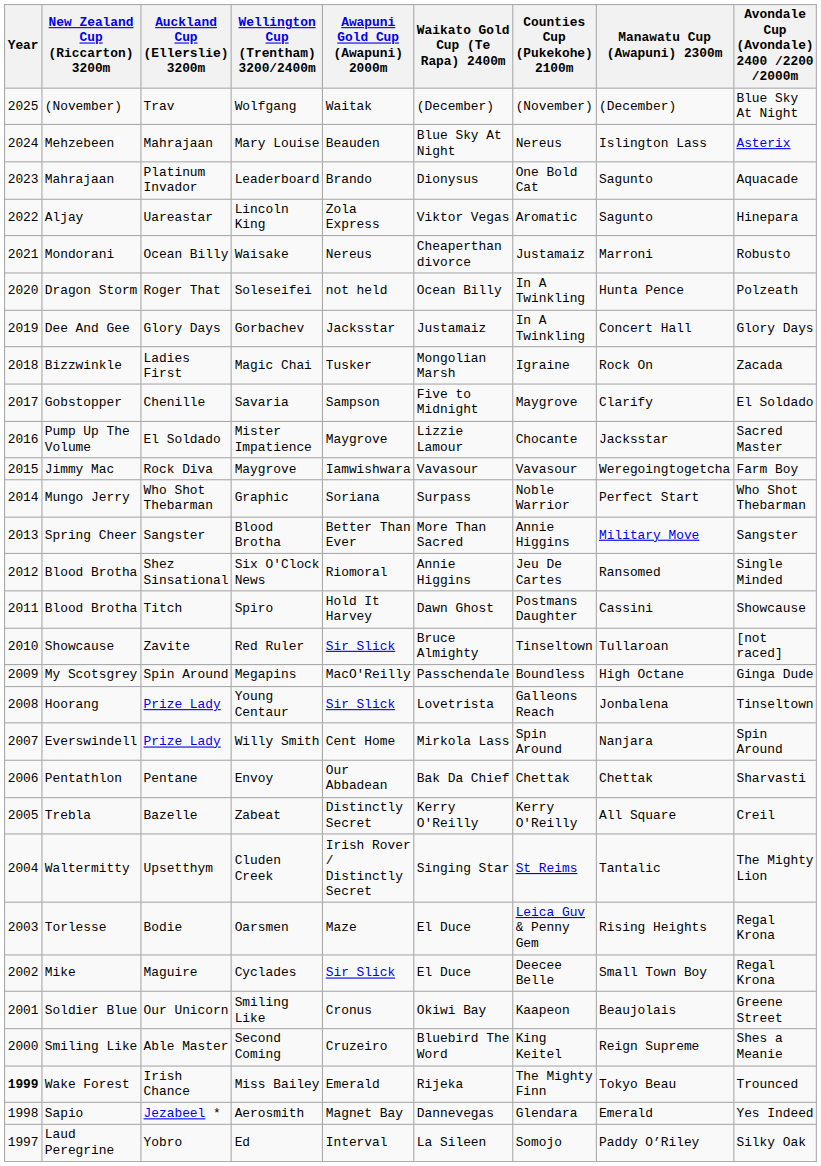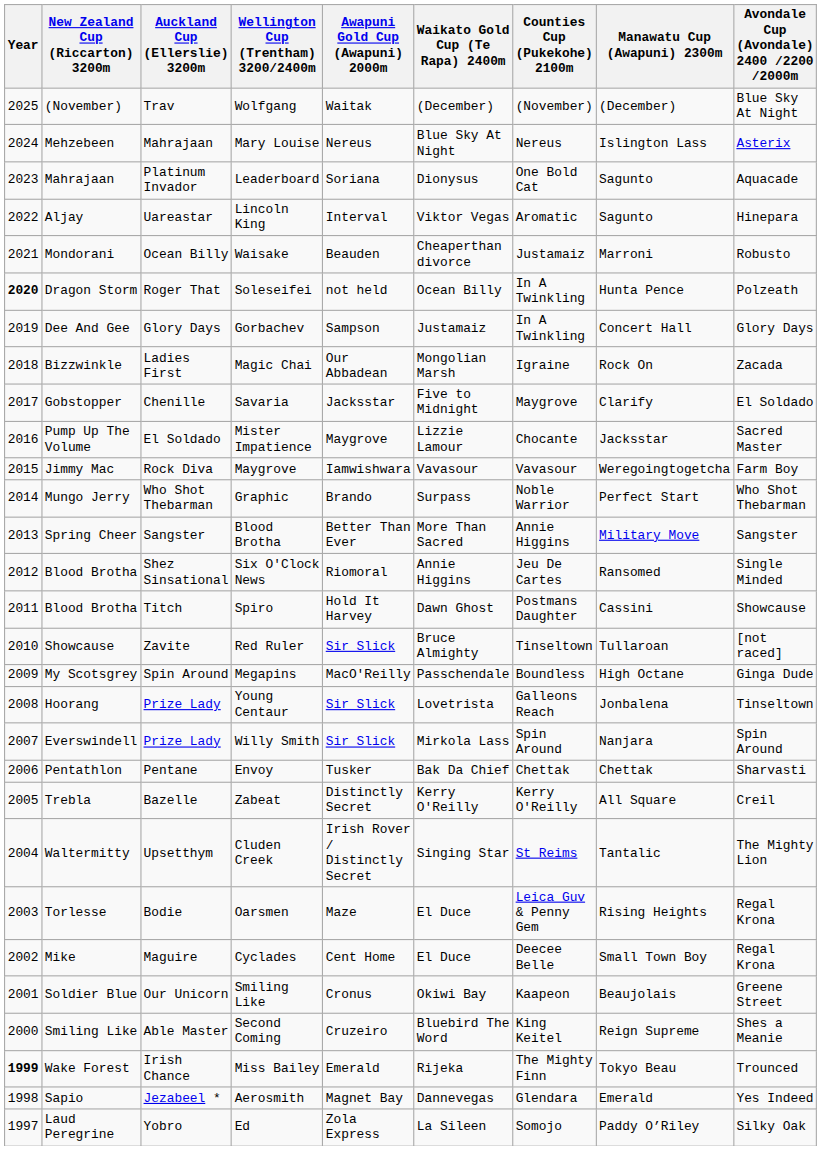(353, 143) Beauden -> (349, 143) Nereus
(349, 180) Brando -> (353, 180) Soriana
(353, 217) Zola Express -> (357, 217) Interval
(349, 254) Nereus -> (353, 254) Beauden
(23, 291) normal -> (23, 291) bold
(360, 328) Jacksstar -> (353, 328) Sampson
(349, 365) Tusker -> (357, 365) Our Abbadean
(353, 402) Sampson -> (360, 402) Jacksstar
(353, 498) Soriana -> (349, 498) Brando
(360, 742) Cent Home -> (360, 742) Sir Slick
(357, 779) Our Abbadean -> (349, 771) Tusker
(360, 973) Sir Slick -> (360, 957) Cent Home
(357, 1143) Interval -> (353, 1127) Zola Express
